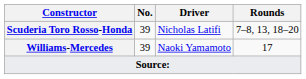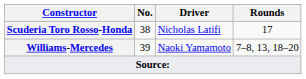(145, 30) 39 -> (145, 30) 38
(267, 30) 7–8, 13, 18–20 -> (267, 30) 17
(267, 47) 17 -> (267, 47) 7–8, 13, 18–20
